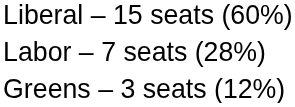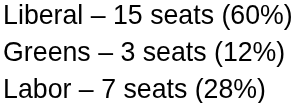rows swapped: (135, 52) <-> (144, 89)
